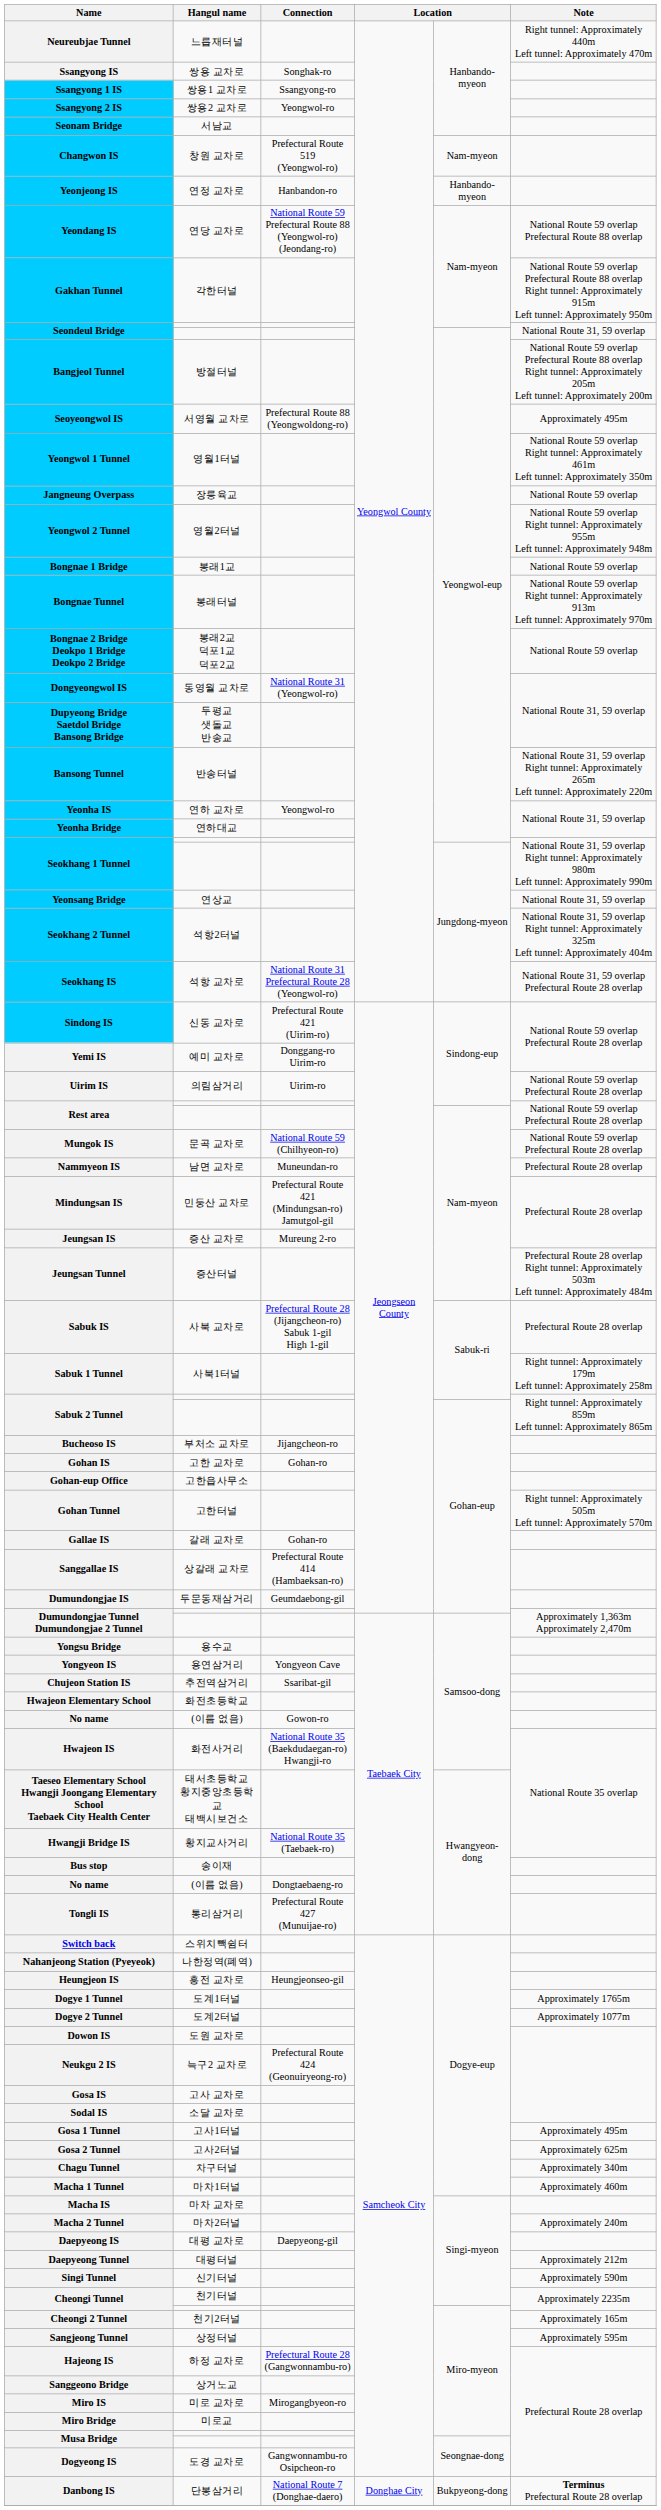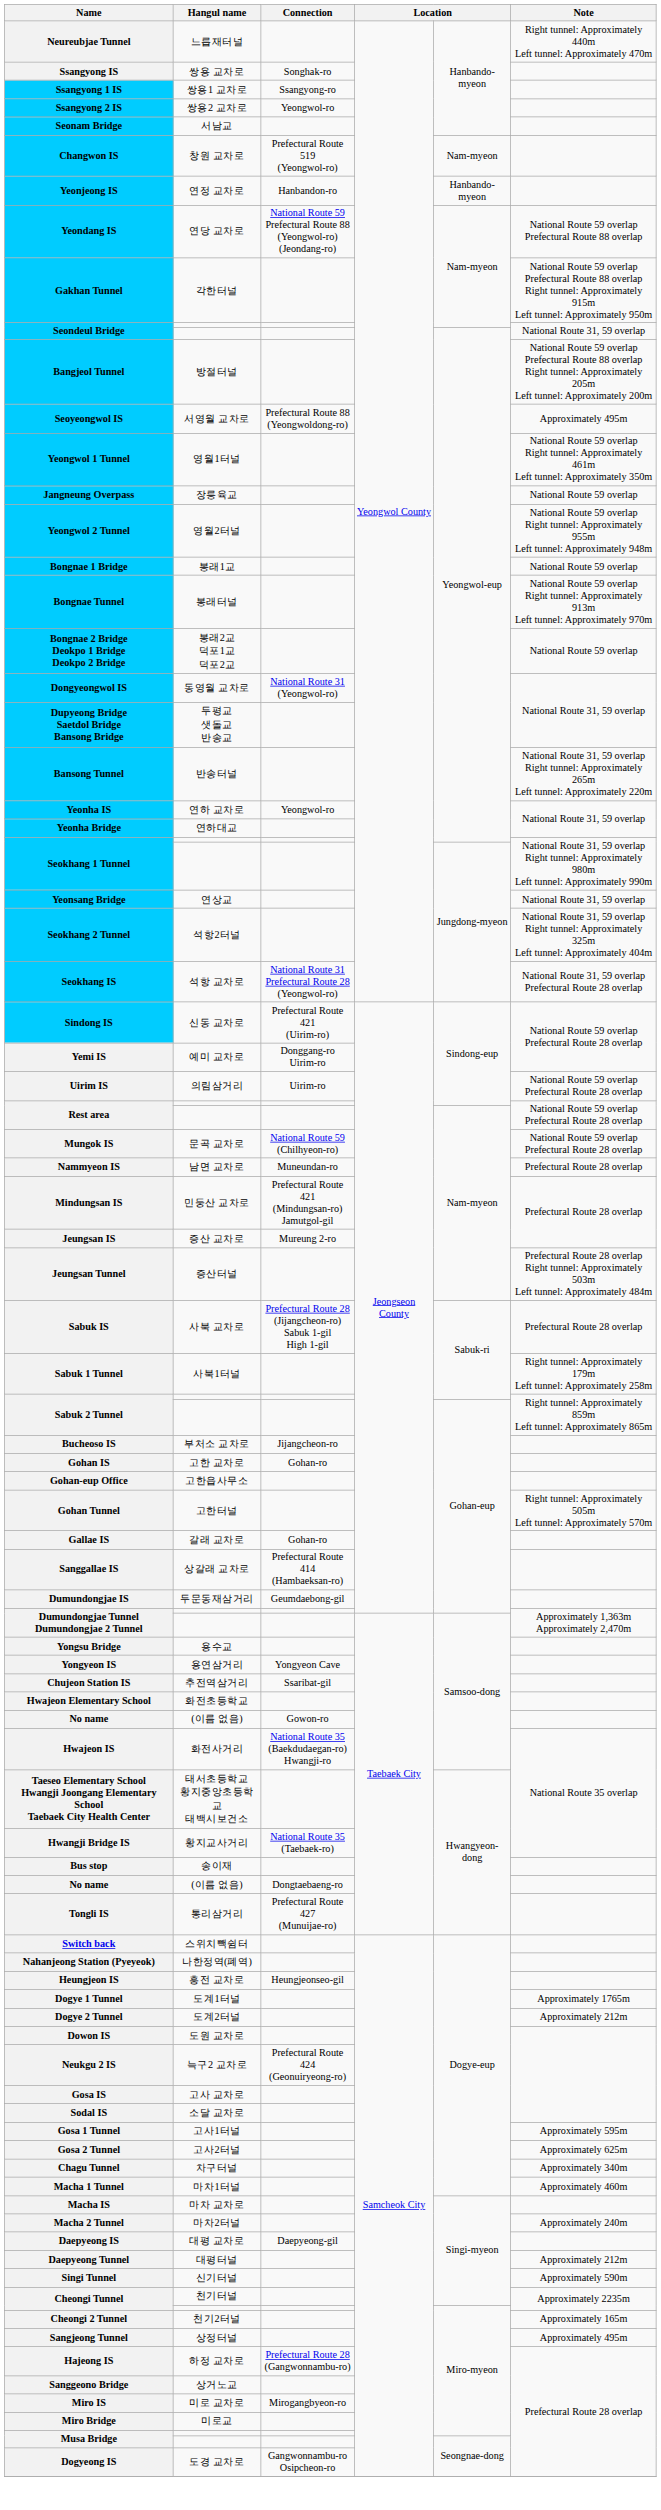(584, 2016) Approximately 1077m -> (584, 2016) Approximately 212m
(584, 2131) Approximately 495m -> (584, 2131) Approximately 595m
(584, 2337) Approximately 595m -> (584, 2337) Approximately 495m
- row: (89, 2490)
